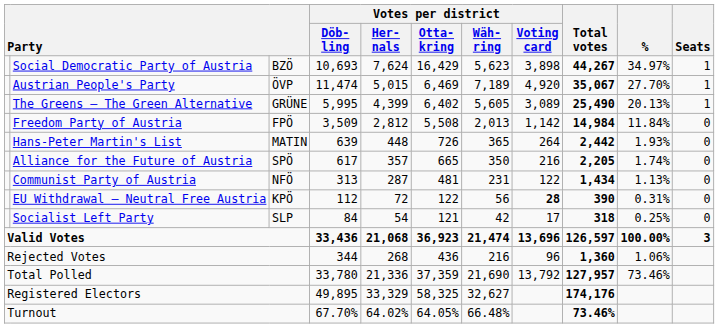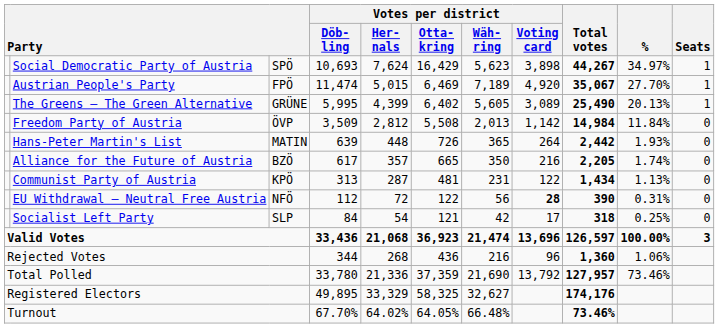(283, 66) BZÖ -> (283, 66) SPÖ
(283, 85) ÖVP -> (283, 85) FPÖ
(283, 123) FPÖ -> (283, 123) ÖVP
(283, 161) SPÖ -> (283, 161) BZÖ
(283, 180) NFÖ -> (283, 180) KPÖ
(283, 199) KPÖ -> (283, 199) NFÖ
